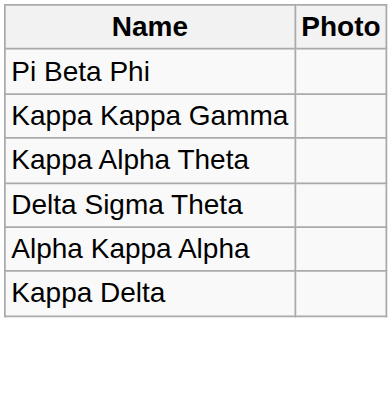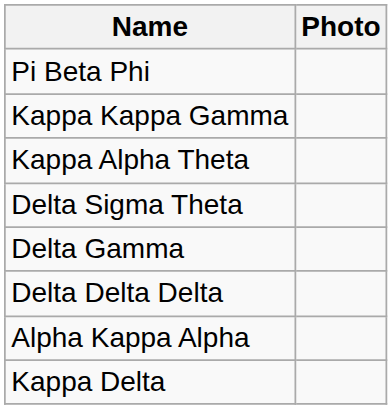+ row: (98, 248)
+ row: (117, 293)
